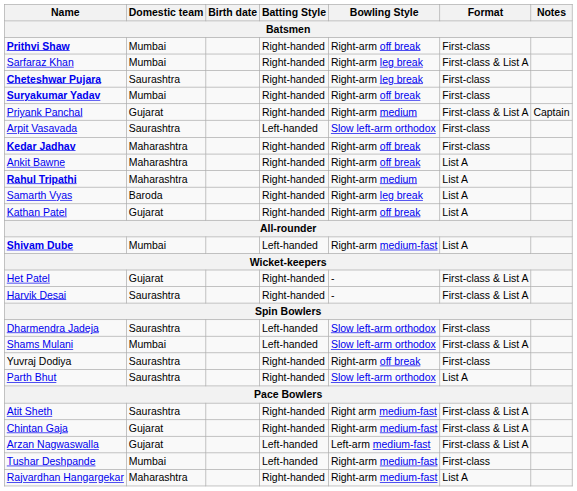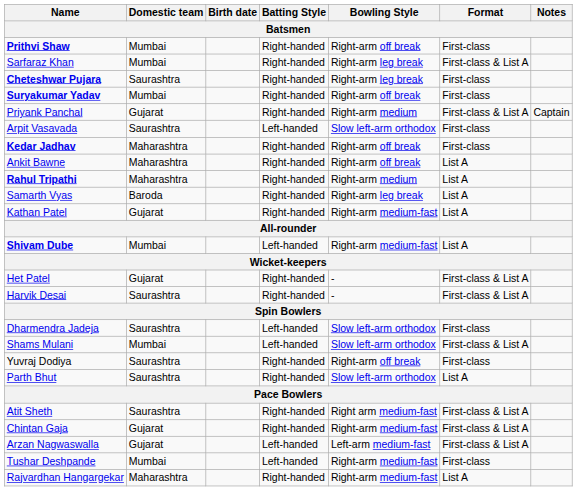(376, 212) Right-arm off break -> (384, 212) Right-arm medium-fast
